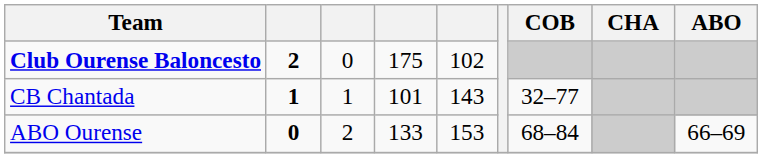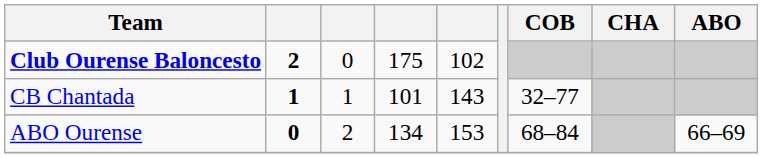(405, 133) 133 -> (405, 133) 134
